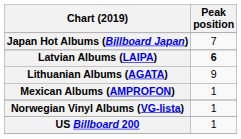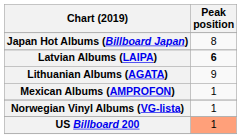(214, 41) 7 -> (214, 41) 8
(214, 125) no background -> (214, 125) lightsalmon background
